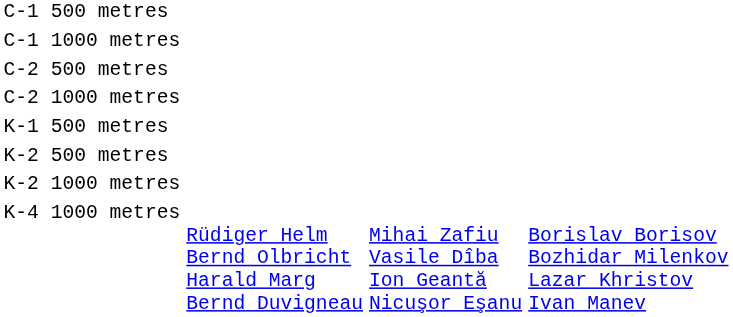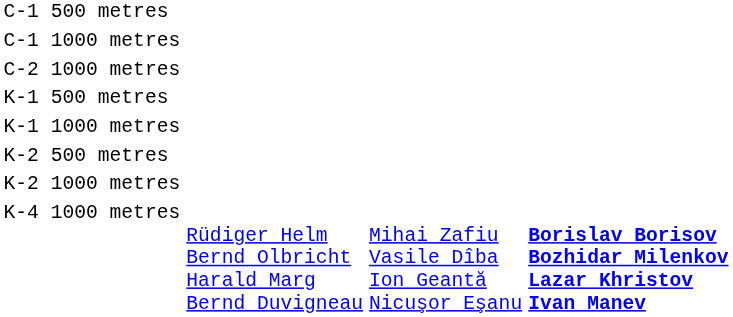- row: (86, 69)
+ row: (92, 127)
(628, 269) normal -> (628, 269) bold
